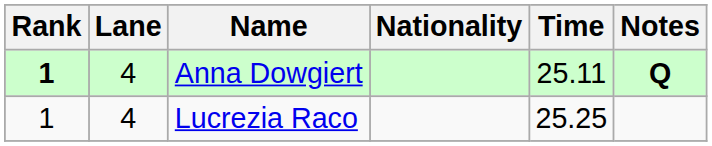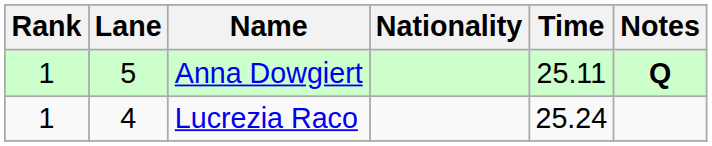(47, 72) bold -> (47, 72) normal
(128, 72) 4 -> (128, 72) 5
(571, 118) 25.25 -> (571, 118) 25.24
